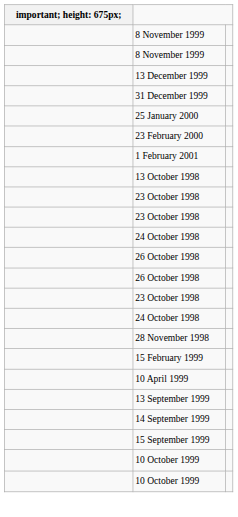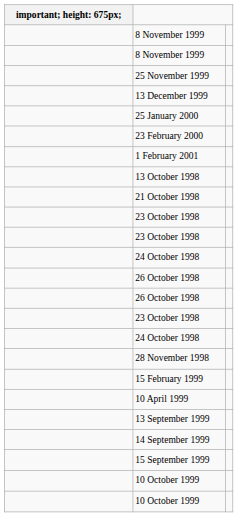+ row: (69, 76)
- row: (69, 96)
+ row: (69, 197)
